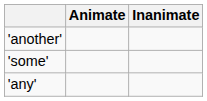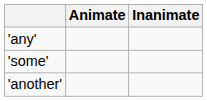rows swapped: (22, 84) <-> (35, 38)
